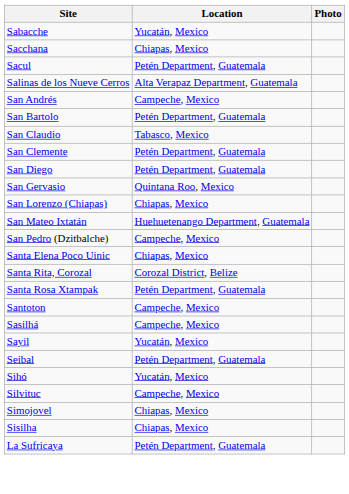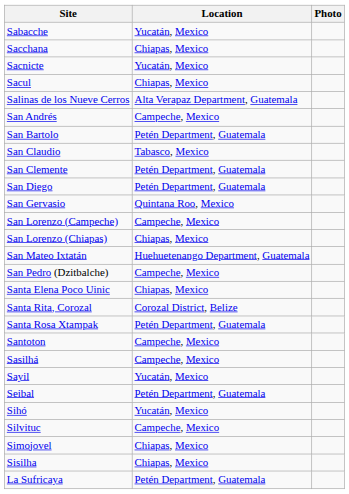+ row: (25, 65)
(200, 65) Petén Department, Guatemala -> (171, 83) Chiapas, Mexico
+ row: (62, 221)
